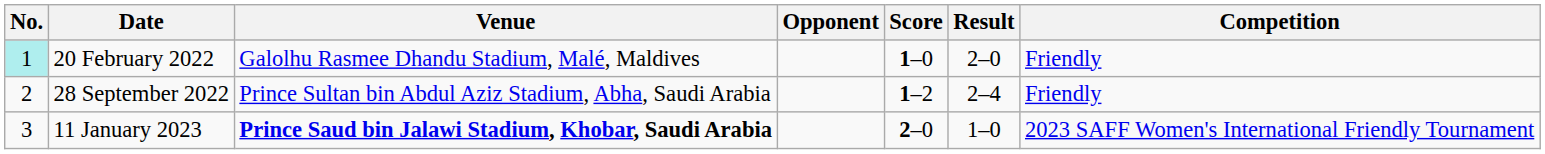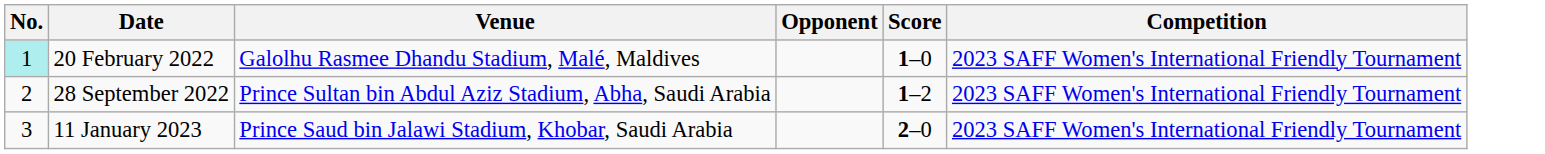- column: (984, 22)
(1063, 58) Friendly -> (1207, 58) 2023 SAFF Women's International Friendly Tournament
(1063, 93) Friendly -> (1207, 93) 2023 SAFF Women's International Friendly Tournament
(506, 129) bold -> (486, 129) normal
